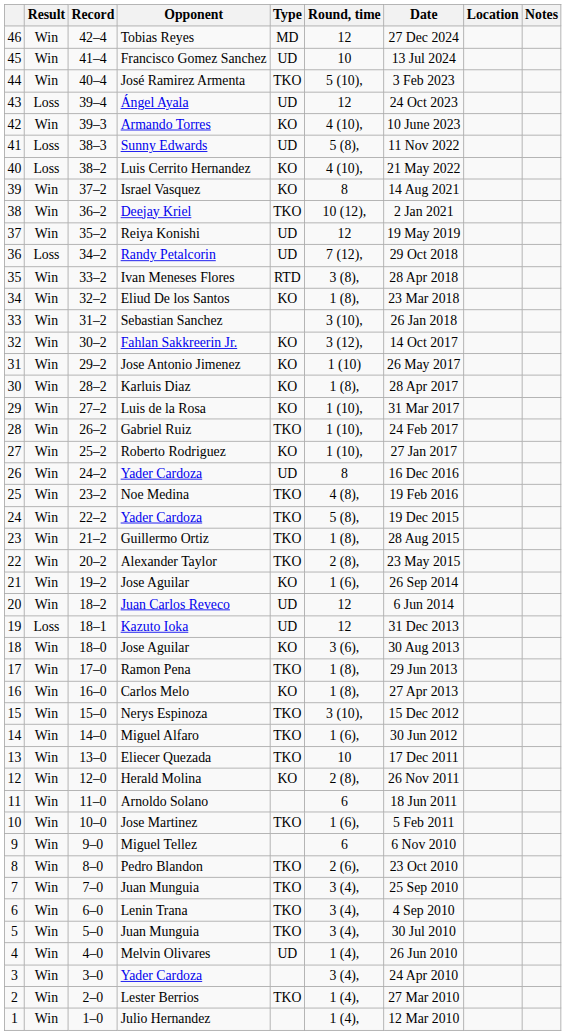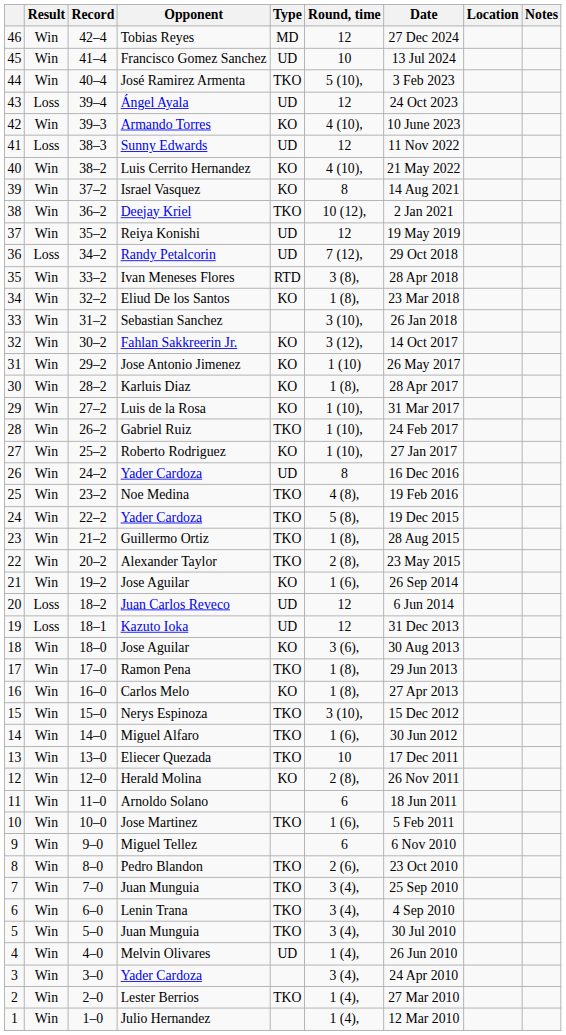(344, 146) 5 (8), -> (344, 146) 12
(46, 168) Loss -> (46, 168) Win
(46, 604) Win -> (46, 604) Loss
